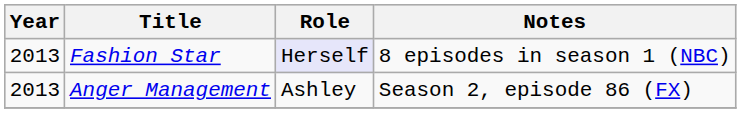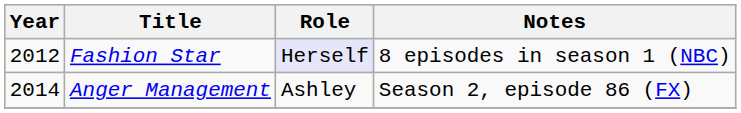(35, 56) 2013 -> (35, 56) 2012
(35, 90) 2013 -> (35, 90) 2014
